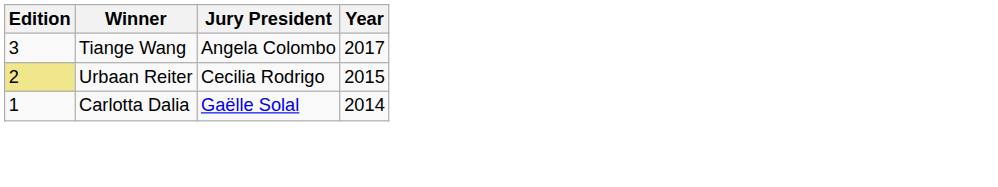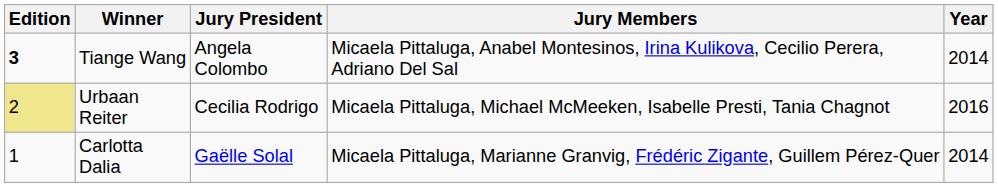+ column: (635, 18)
(14, 47) normal -> (14, 58) bold
(365, 47) 2017 -> (968, 58) 2014
(365, 76) 2015 -> (968, 107) 2016
